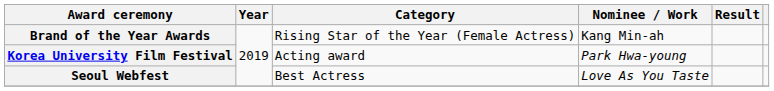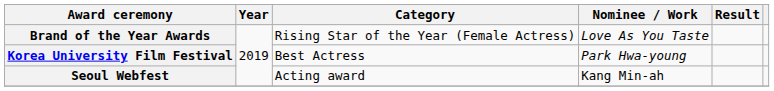(623, 35) Kang Min-ah -> (645, 35) Love As You Taste
(320, 55) Acting award -> (320, 55) Best Actress
(320, 76) Best Actress -> (320, 76) Acting award
(645, 76) Love As You Taste -> (623, 76) Kang Min-ah
